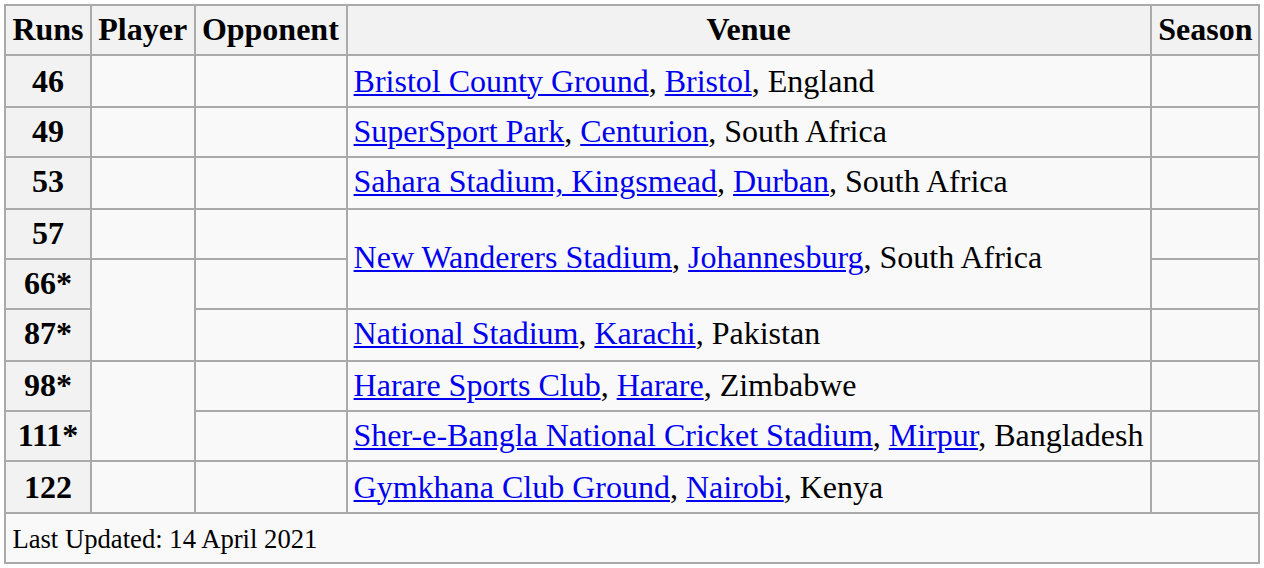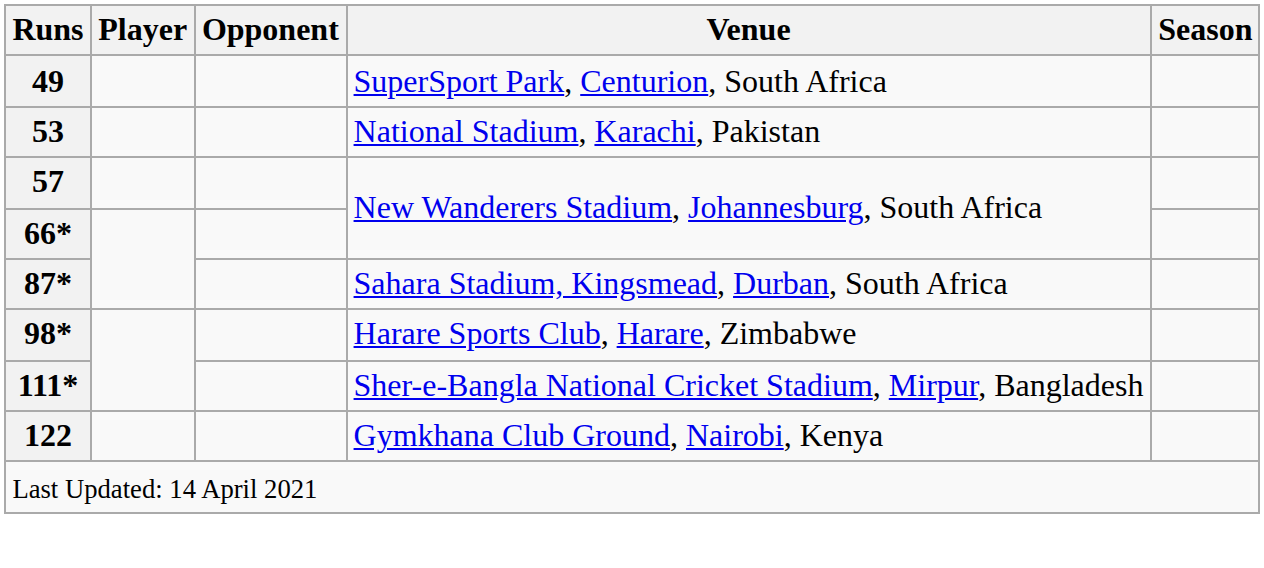- row: (48, 80)
(681, 182) Sahara Stadium, Kingsmead, Durban, South Africa -> (587, 131) National Stadium, Karachi, Pakistan
(587, 334) National Stadium, Karachi, Pakistan -> (681, 283) Sahara Stadium, Kingsmead, Durban, South Africa
